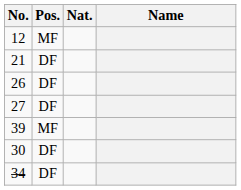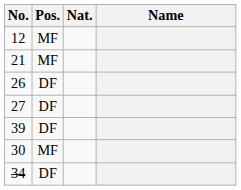(48, 60) DF -> (48, 60) MF
(48, 128) MF -> (48, 128) DF
(48, 151) DF -> (48, 151) MF
